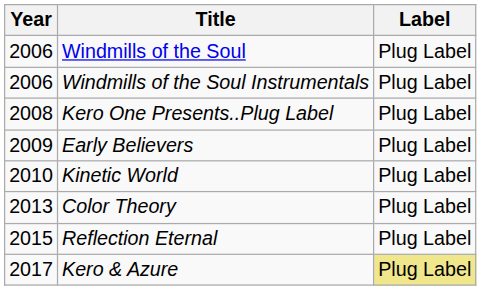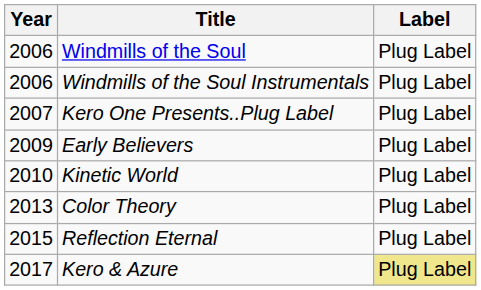(31, 113) 2008 -> (31, 113) 2007
